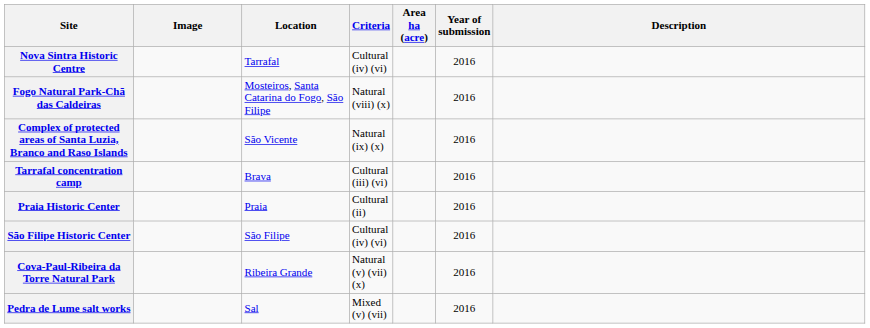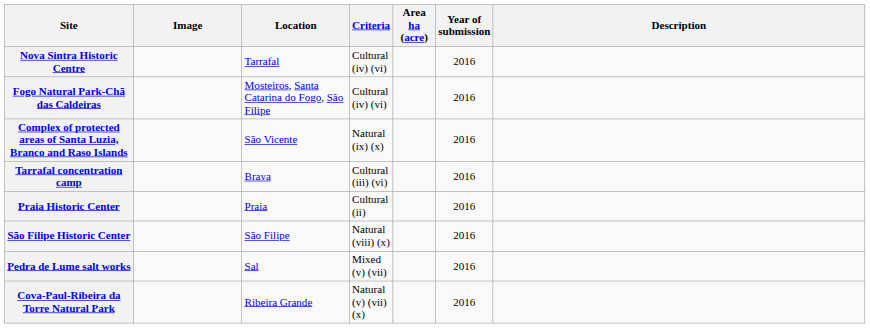(371, 97) Natural (viii) (x) -> (370, 97) Cultural (iv) (vi)
(370, 236) Cultural (iv) (vi) -> (371, 236) Natural (viii) (x)
rows swapped: (69, 272) <-> (69, 308)
